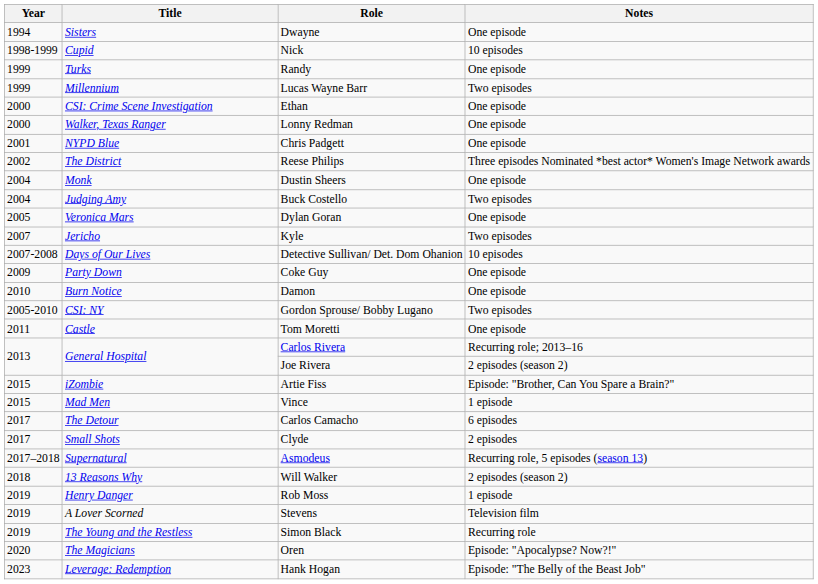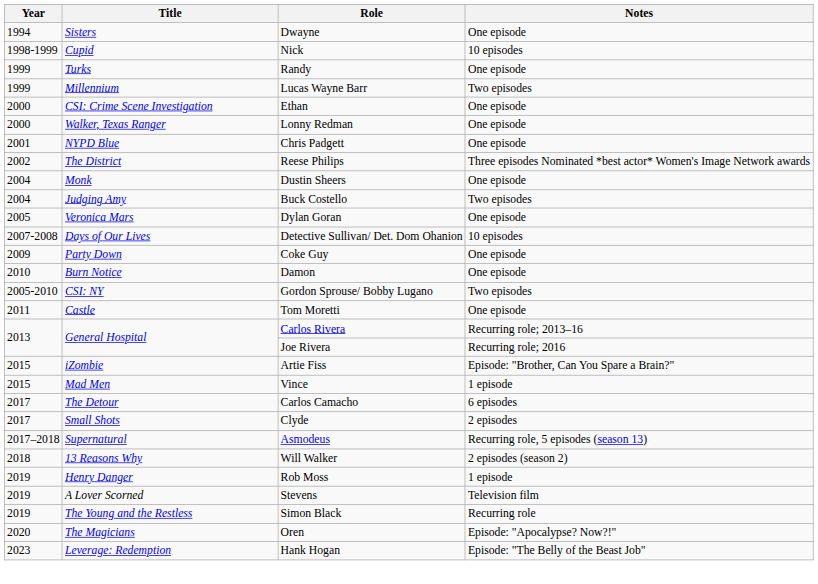- row: (292, 236)
(518, 365) 2 episodes (season 2) -> (517, 347) Recurring role; 2016
